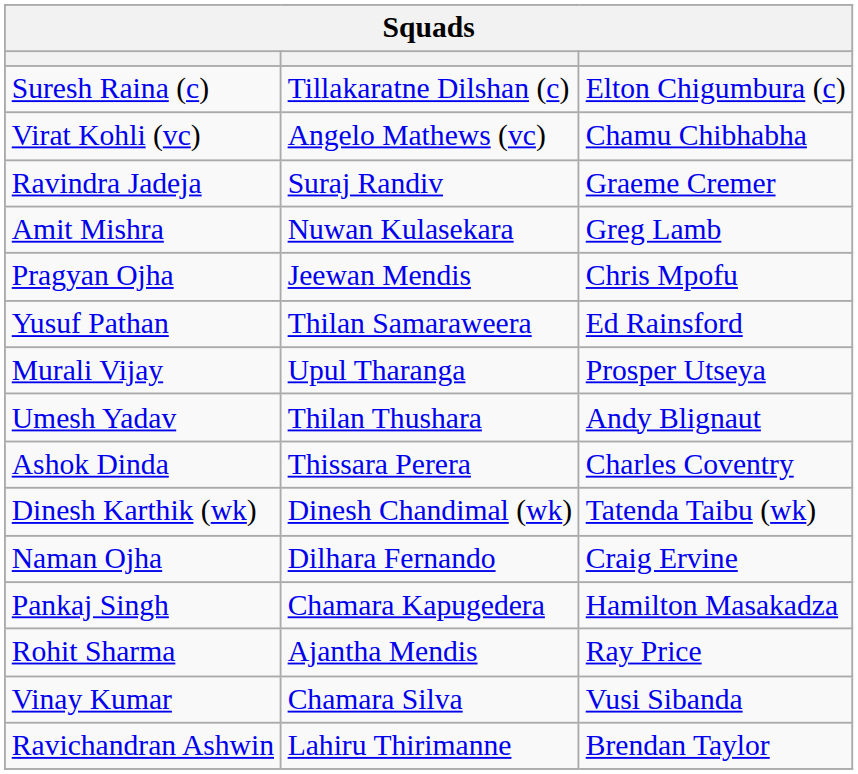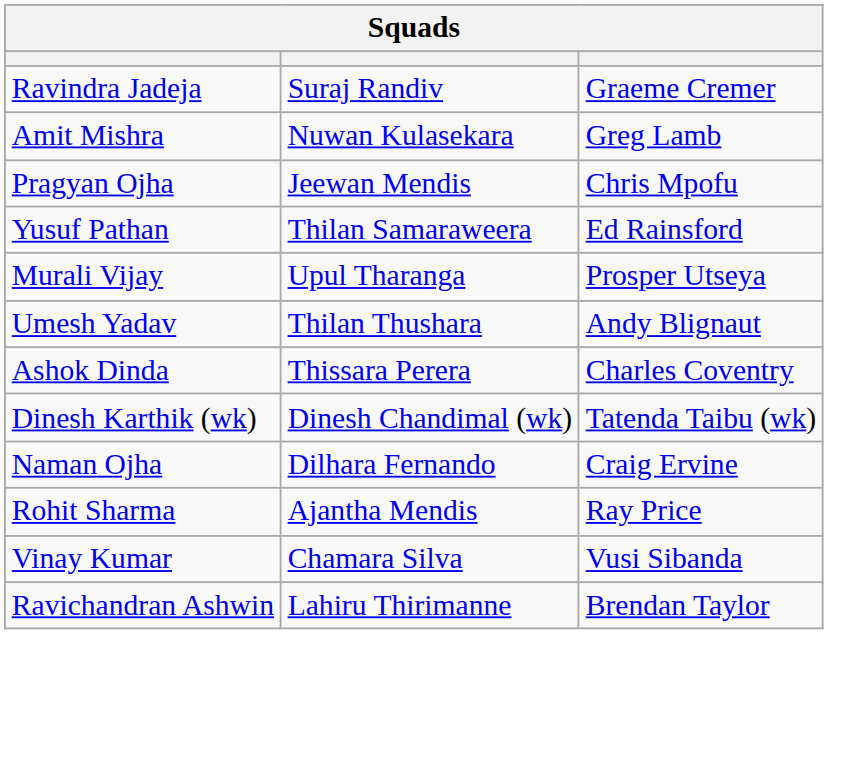- row: (110, 88)
- row: (106, 135)
- row: (90, 604)
